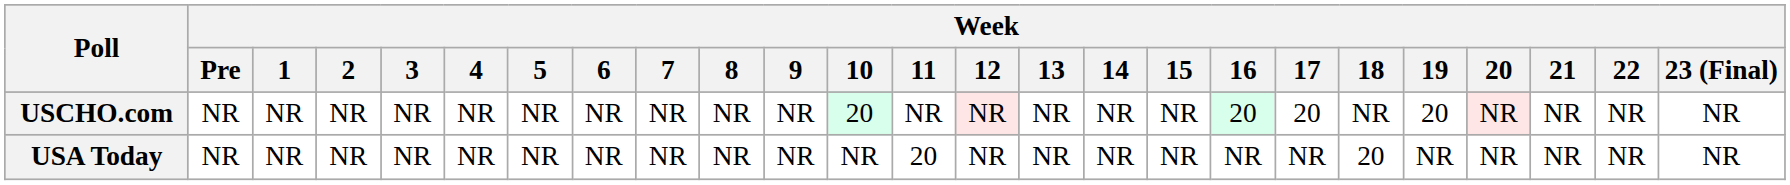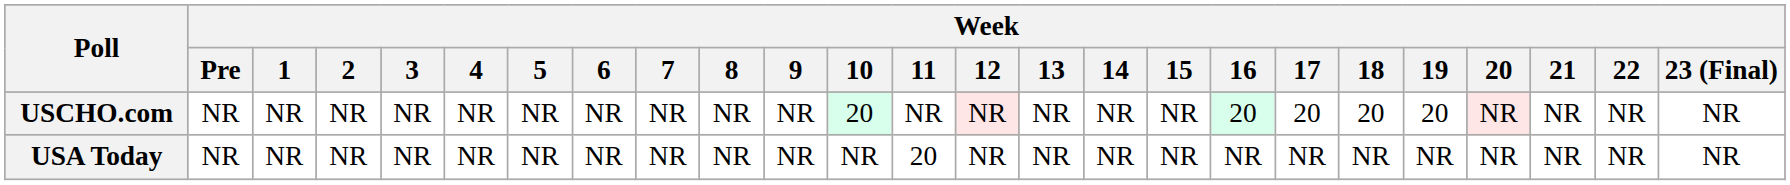(1371, 112) NR -> (1371, 112) 20
(1371, 156) 20 -> (1371, 156) NR
